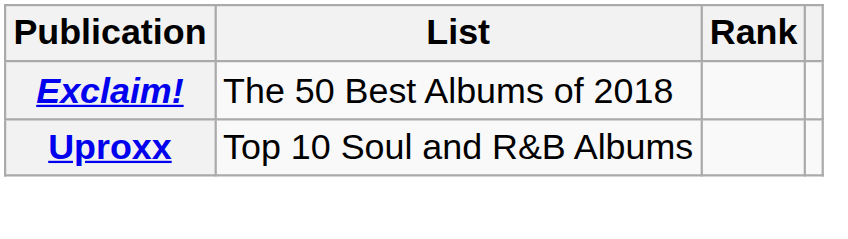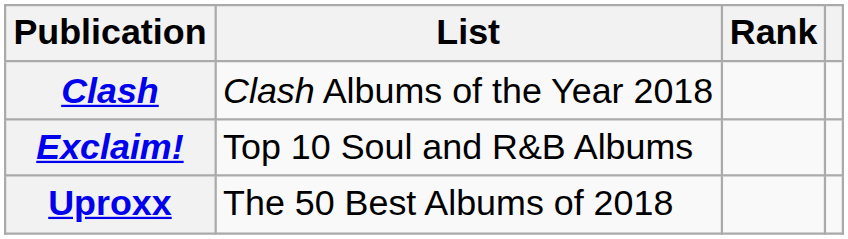+ row: (110, 89)
(448, 89) The 50 Best Albums of 2018 -> (458, 146) Top 10 Soul and R&B Albums
(458, 146) Top 10 Soul and R&B Albums -> (448, 203) The 50 Best Albums of 2018
